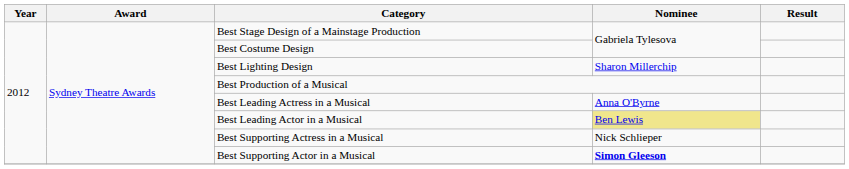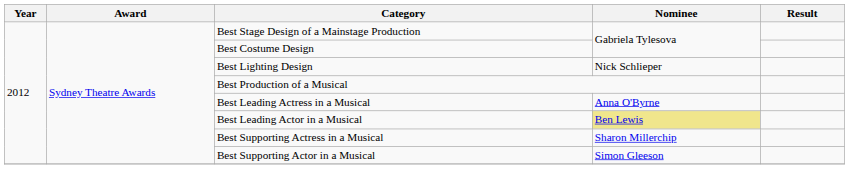(636, 66) Sharon Millerchip -> (628, 66) Nick Schlieper
(628, 137) Nick Schlieper -> (636, 137) Sharon Millerchip
(630, 155) bold -> (629, 155) normal
